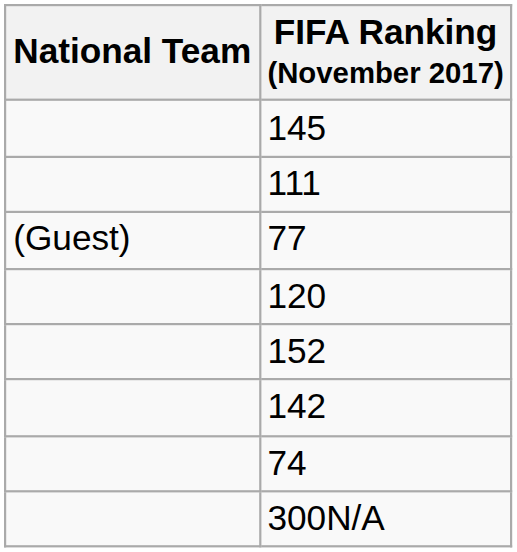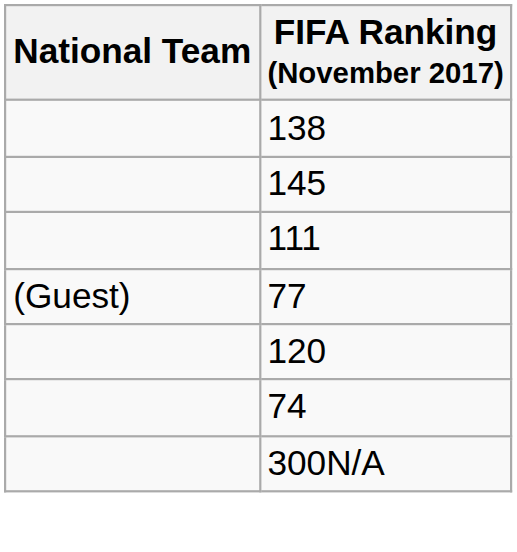+ row: (297, 127)
- row: (297, 351)
- row: (297, 406)
